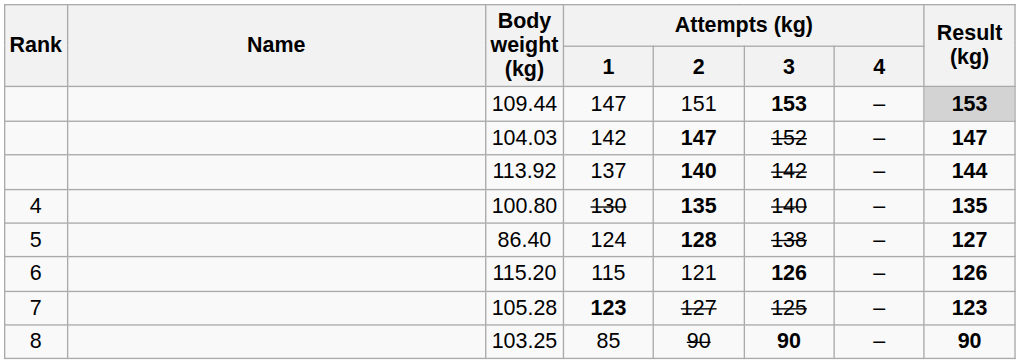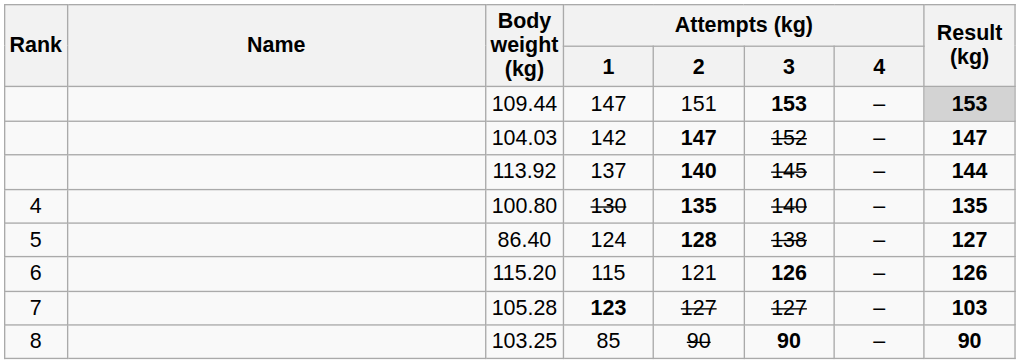(789, 171) 142 -> (789, 171) 145
(789, 307) 125 -> (789, 307) 127
(970, 307) 123 -> (970, 307) 103
